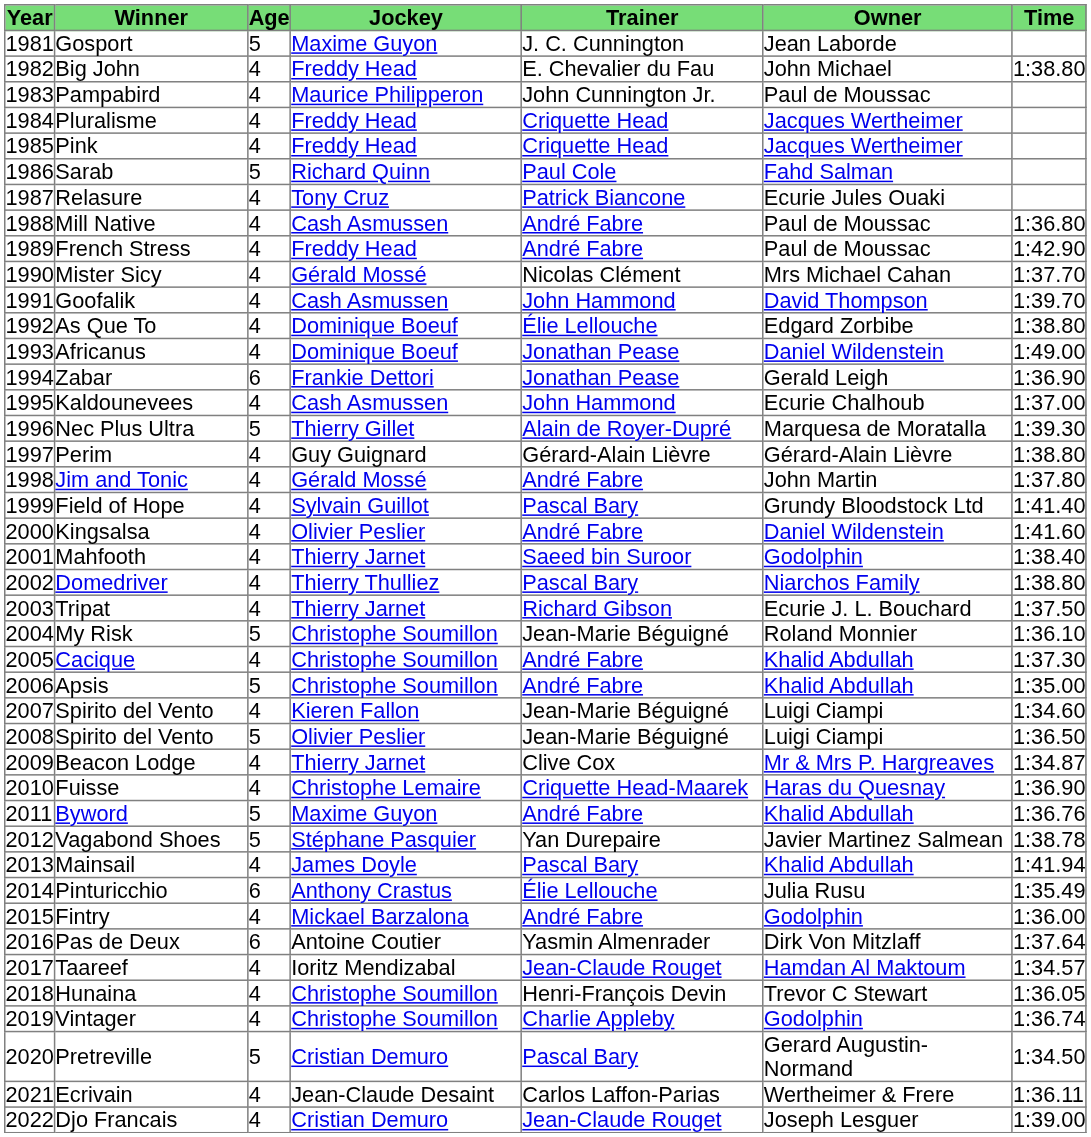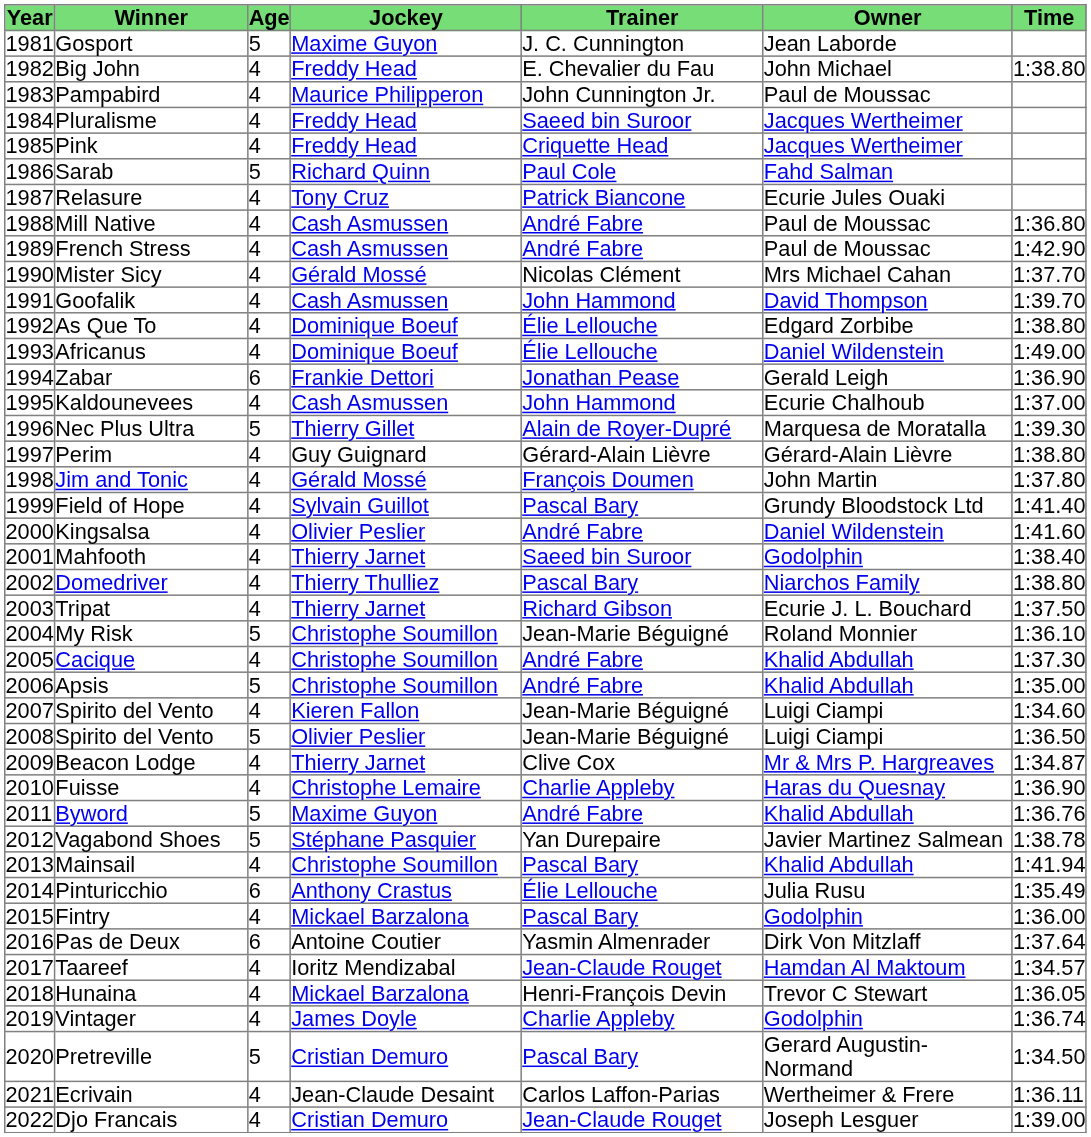(595, 120) Criquette Head -> (607, 120) Saeed bin Suroor
(354, 249) Freddy Head -> (370, 249) Cash Asmussen
(601, 351) Jonathan Pease -> (590, 351) Élie Lellouche
(583, 480) André Fabre -> (608, 480) François Doumen
(635, 788) Criquette Head-Maarek -> (598, 788) Charlie Appleby
(354, 865) James Doyle -> (394, 865) Christophe Soumillon
(583, 916) André Fabre -> (580, 916) Pascal Bary
(394, 993) Christophe Soumillon -> (380, 993) Mickael Barzalona
(394, 1019) Christophe Soumillon -> (354, 1019) James Doyle
